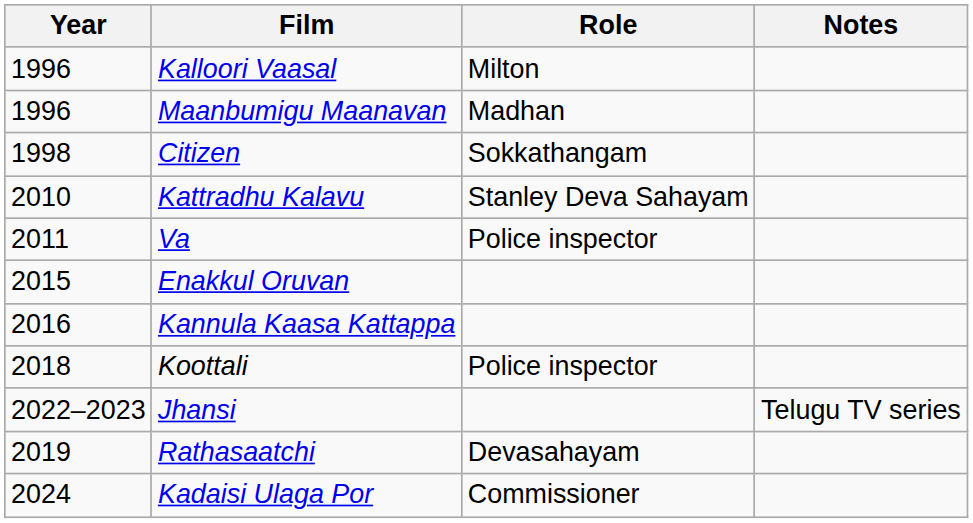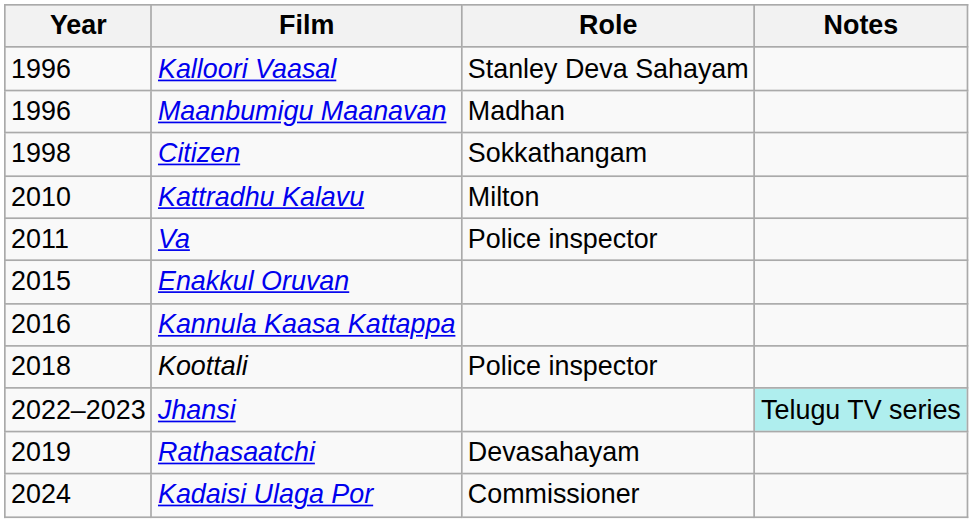(504, 68) Milton -> (608, 68) Stanley Deva Sahayam
(608, 196) Stanley Deva Sahayam -> (504, 196) Milton
(861, 409) no background -> (861, 409) paleturquoise background
